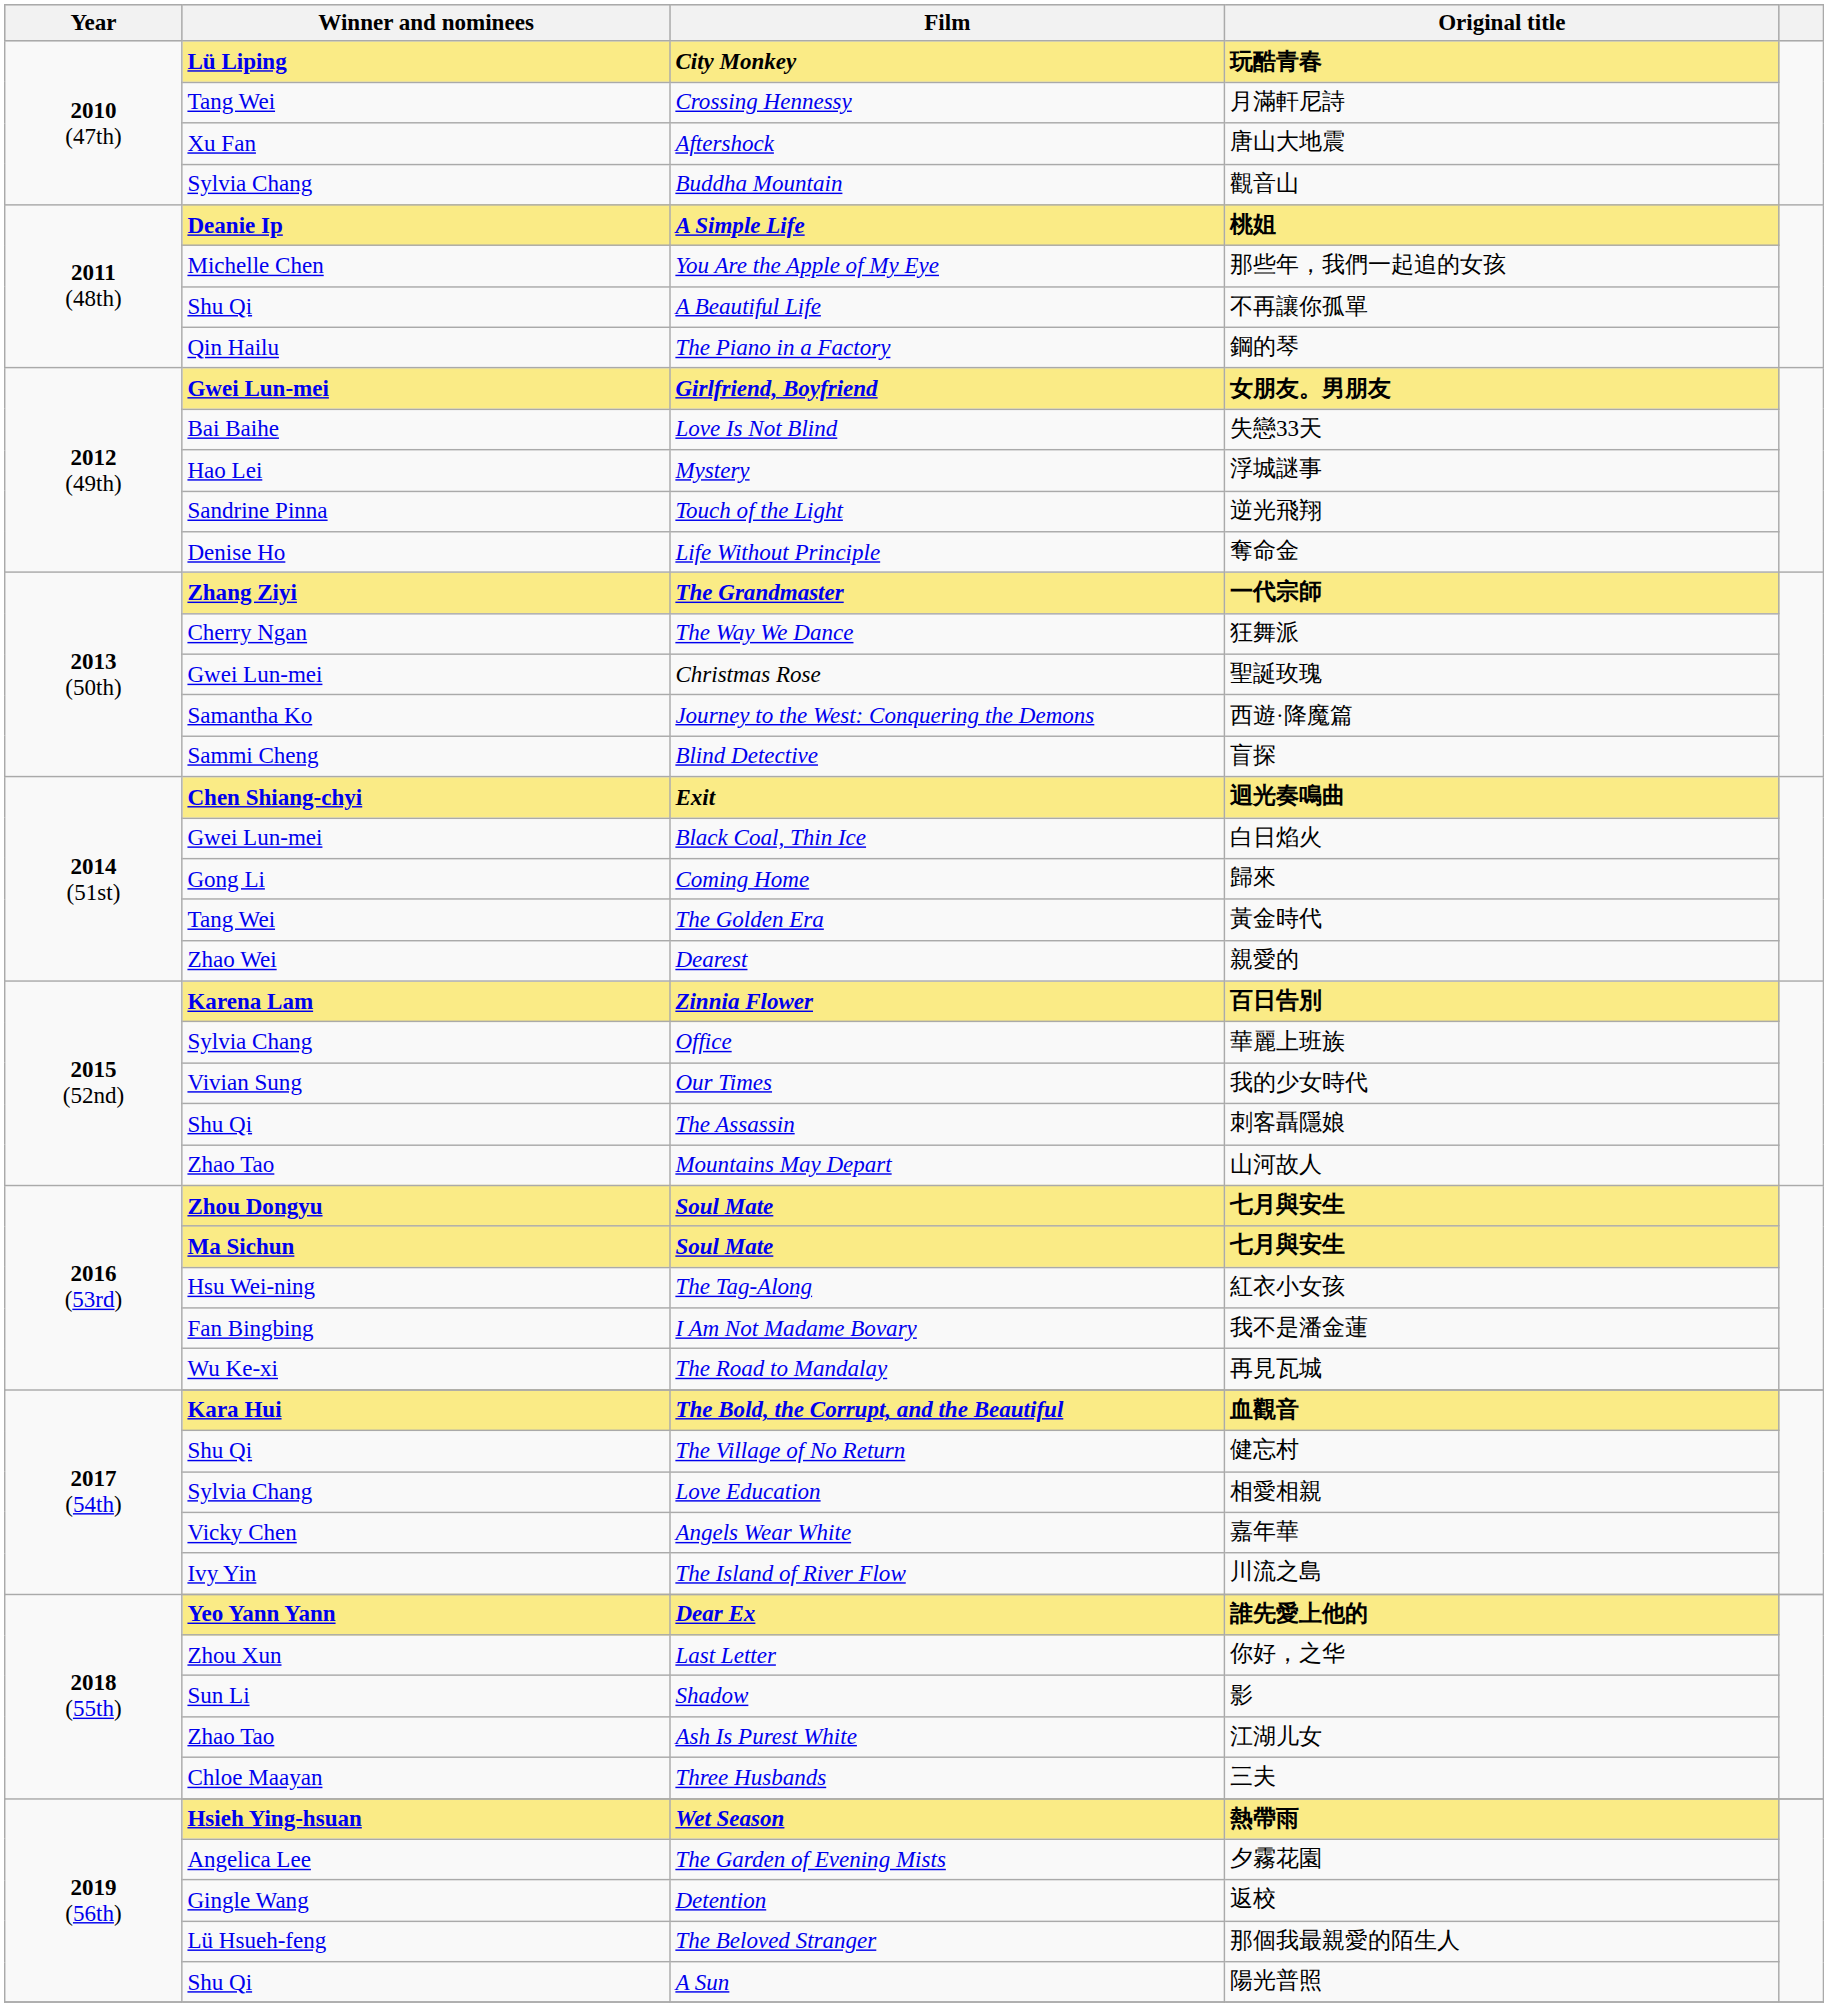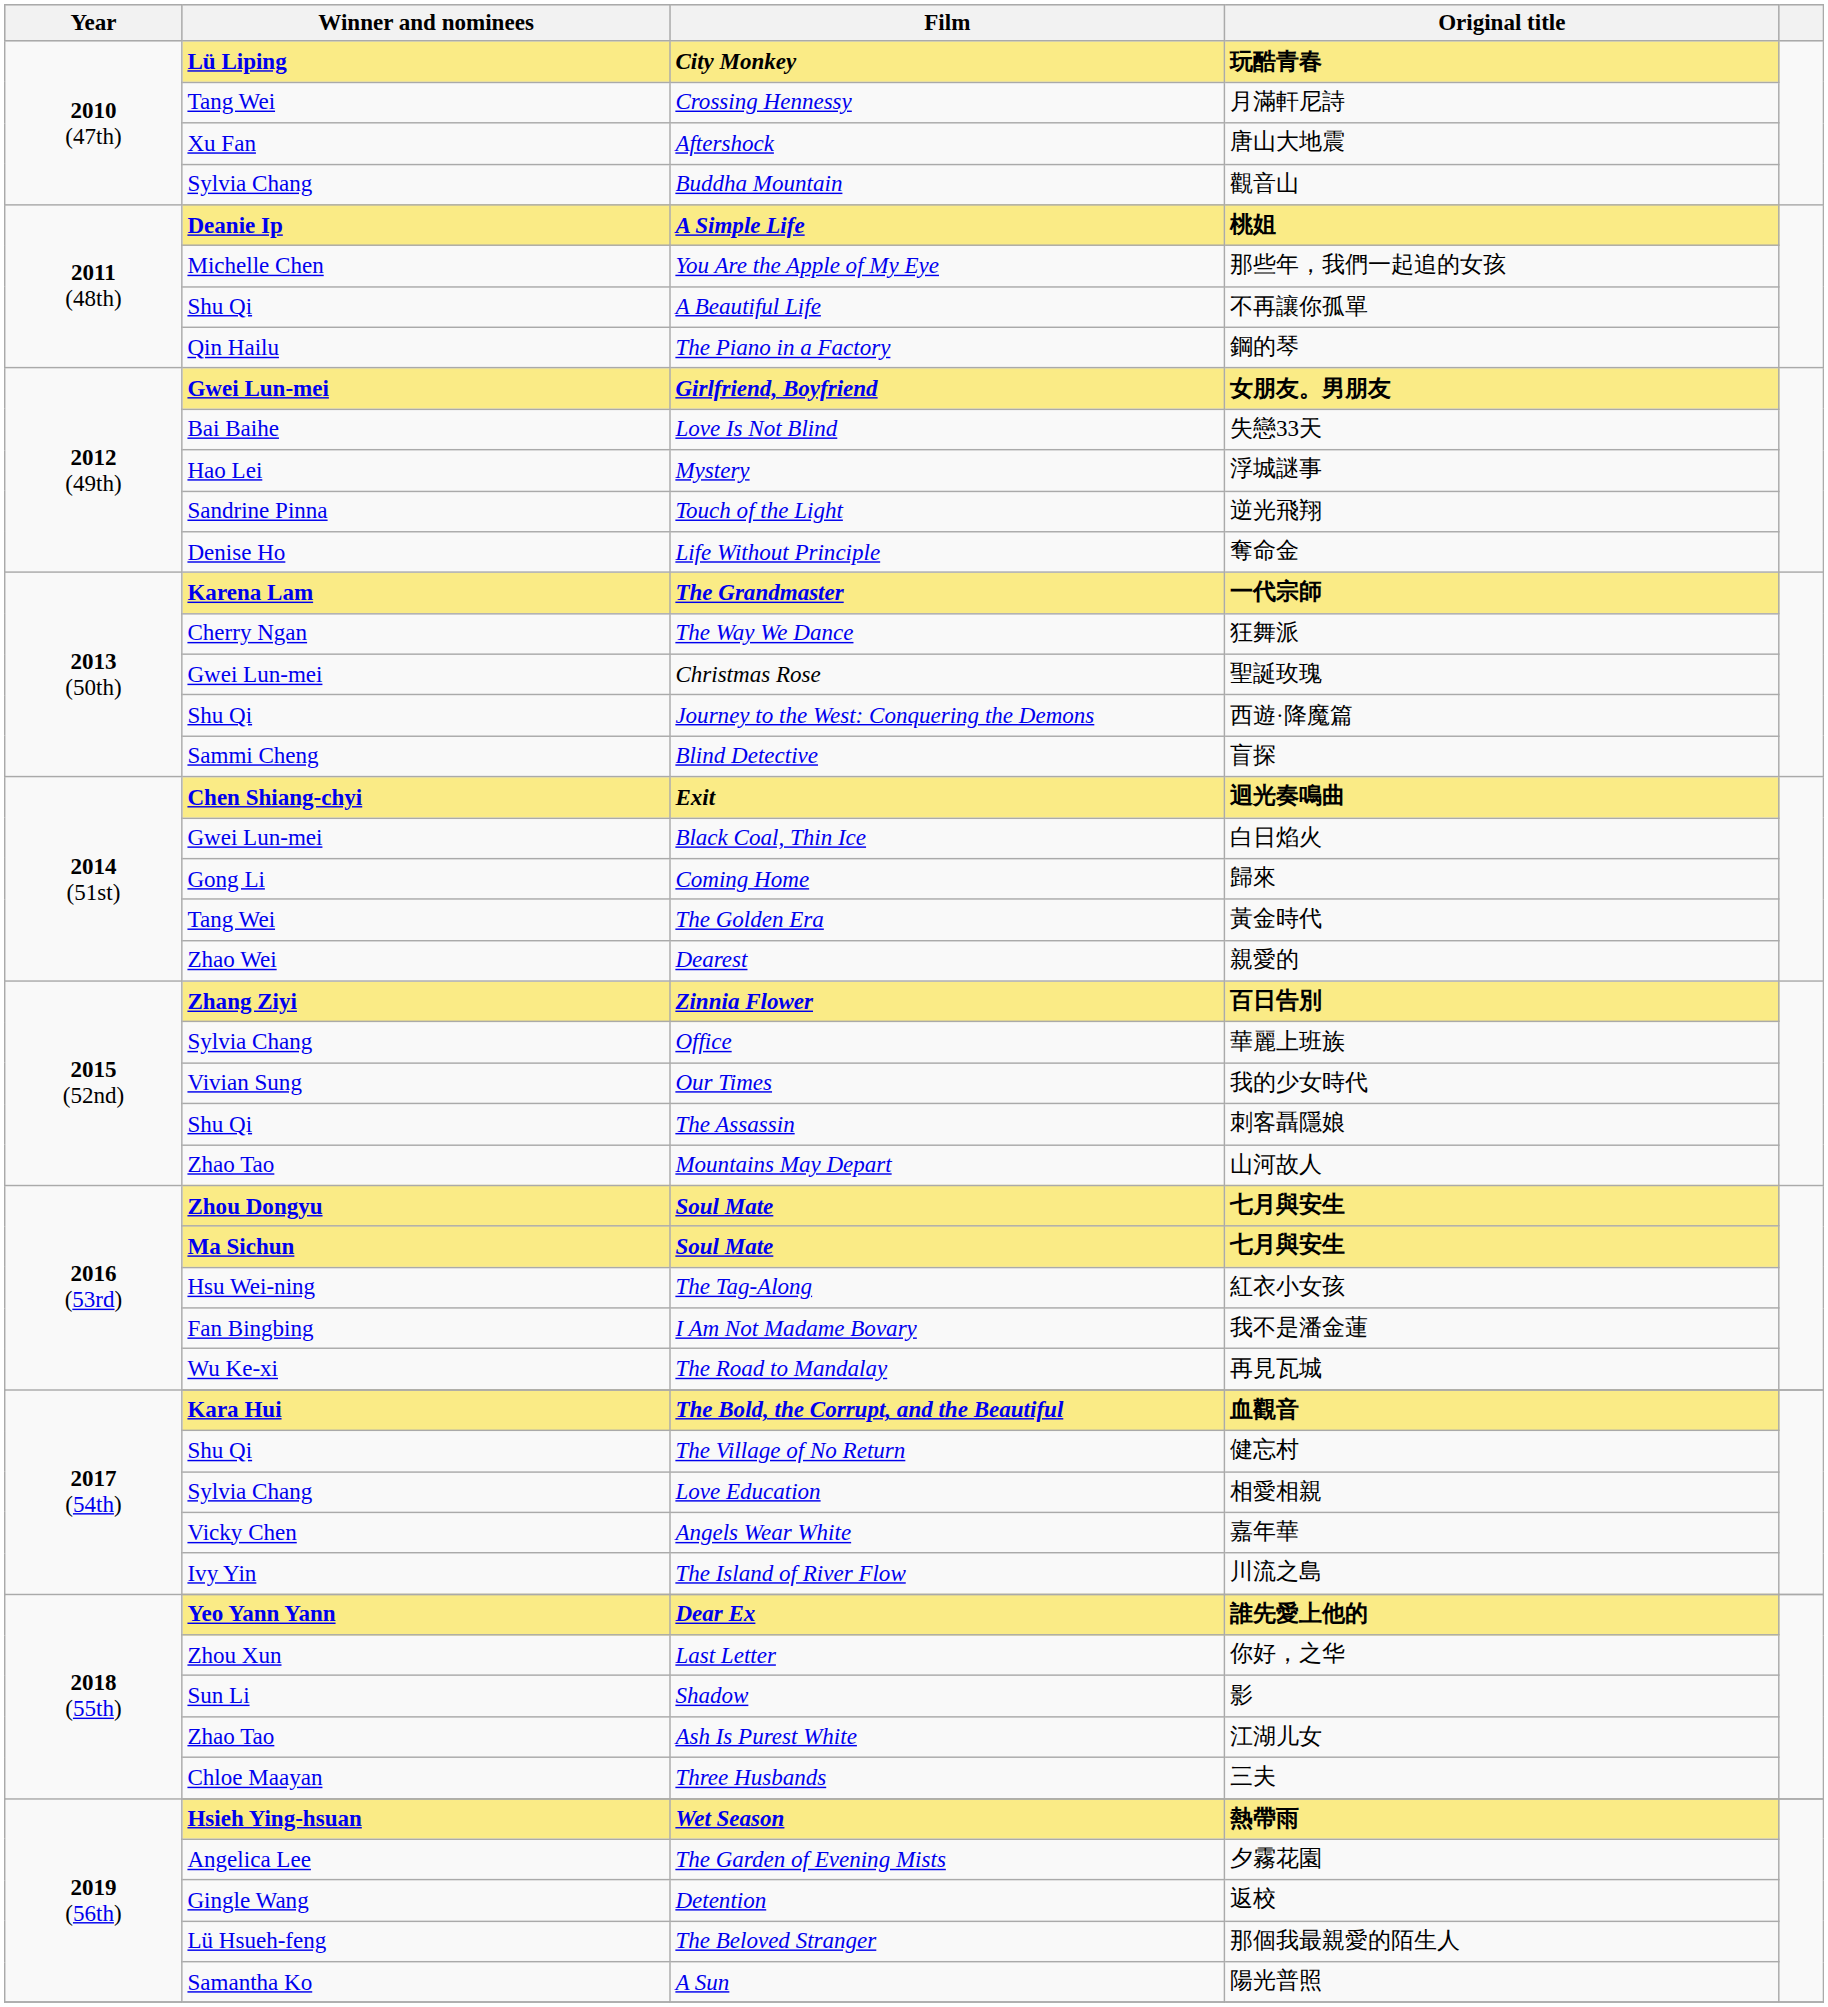(242, 592) Zhang Ziyi -> (250, 592) Karena Lam
(250, 715) Samantha Ko -> (220, 715) Shu Qi
(250, 1001) Karena Lam -> (242, 1001) Zhang Ziyi
(220, 1981) Shu Qi -> (250, 1981) Samantha Ko
